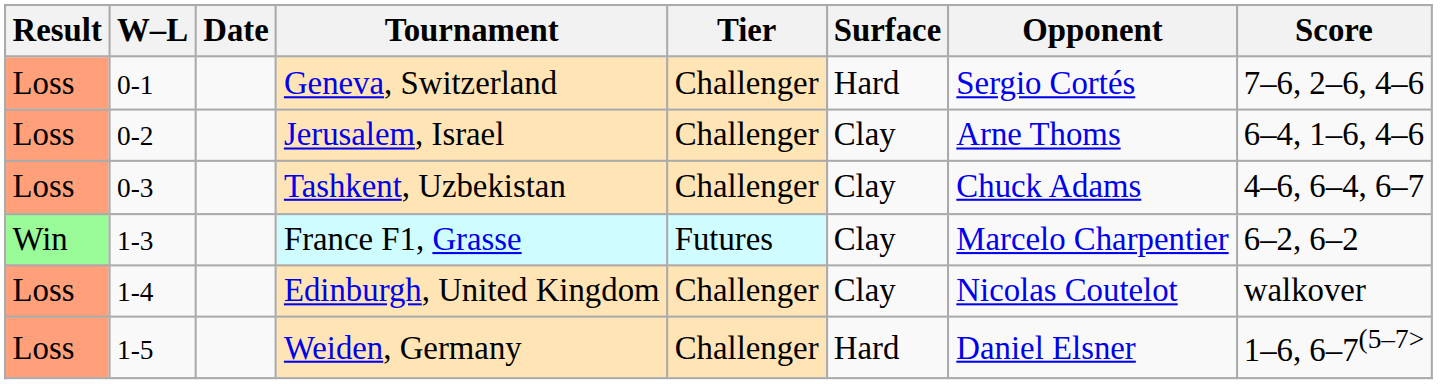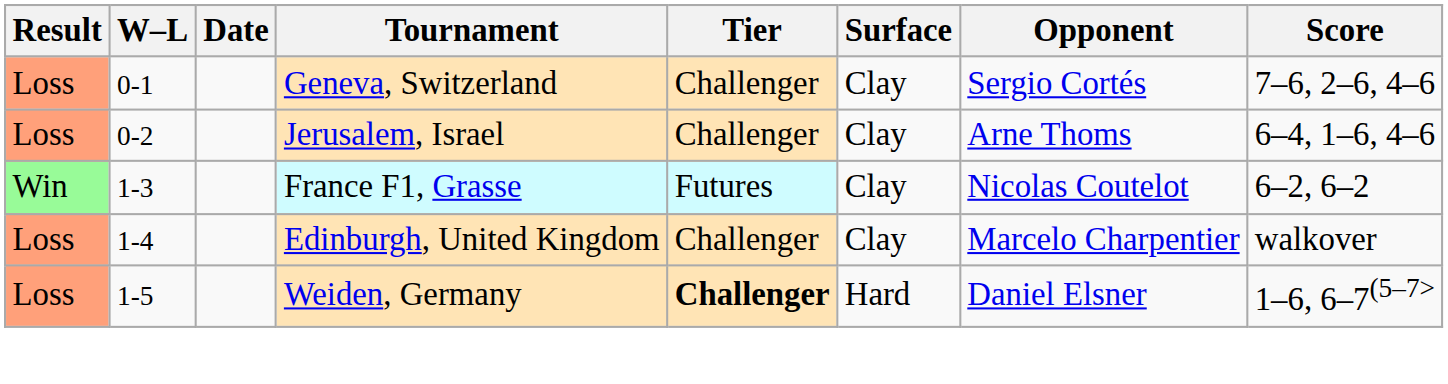(867, 82) Hard -> (876, 82) Clay
- row: (425, 186)
(1093, 238) Marcelo Charpentier -> (1078, 186) Nicolas Coutelot
(1067, 290) Nicolas Coutelot -> (1103, 238) Marcelo Charpentier
(747, 347) normal -> (752, 295) bold
